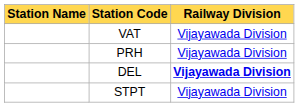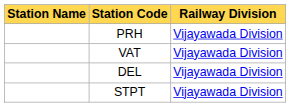rows swapped: (130, 33) <-> (130, 53)
(232, 72) bold -> (228, 72) normal
